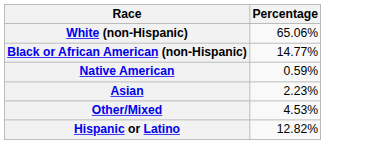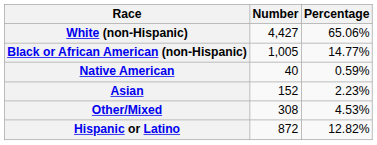+ column: (275, 14)
